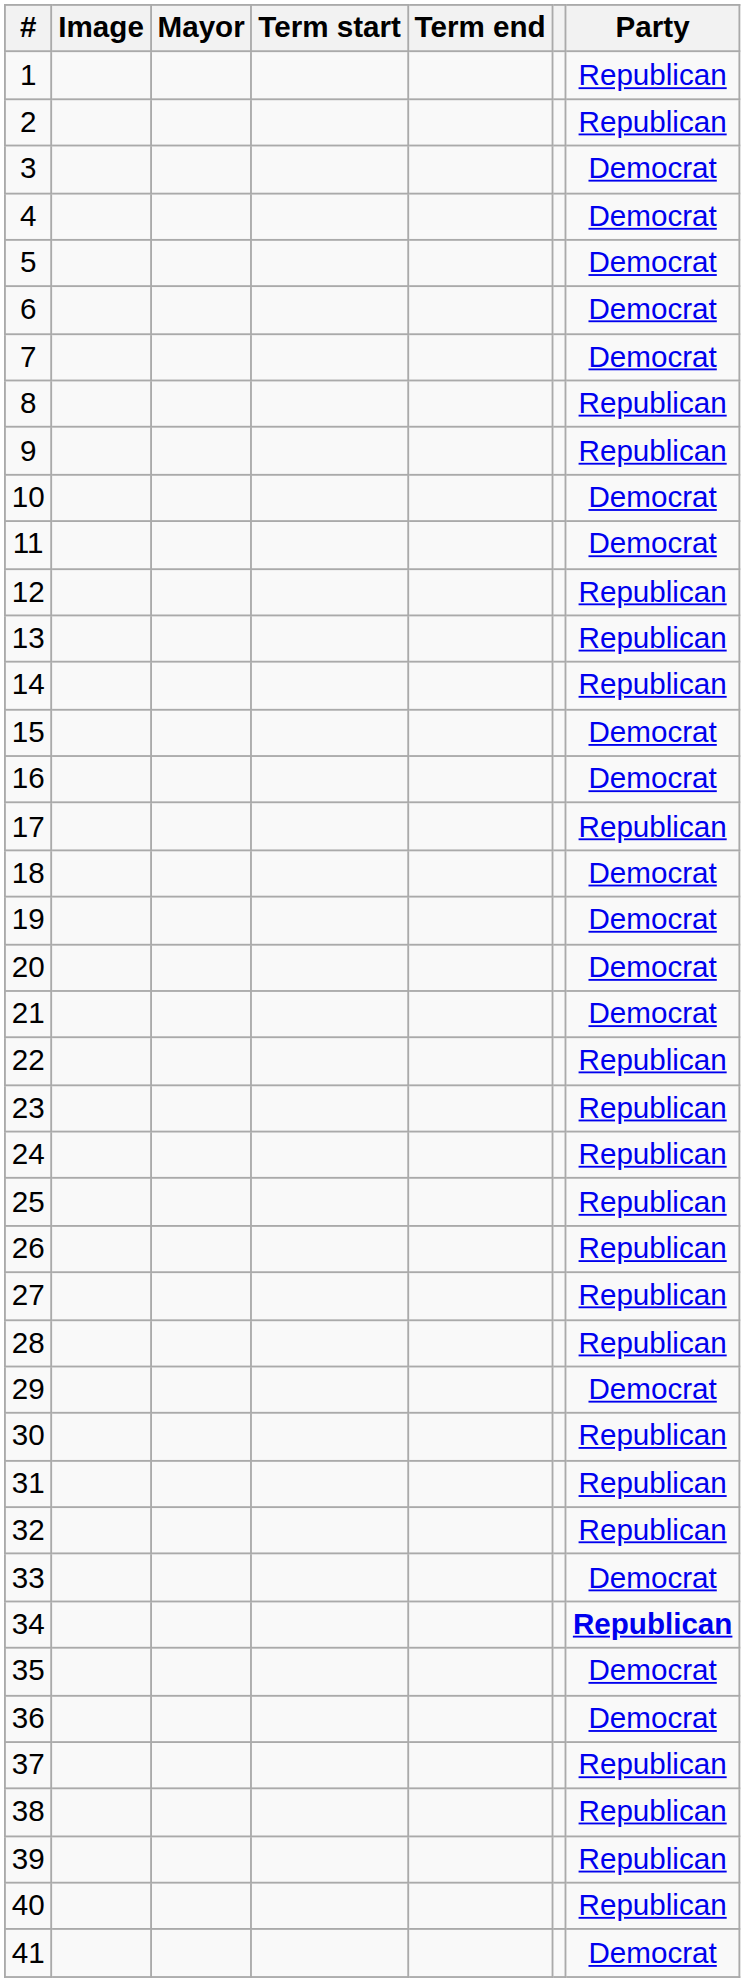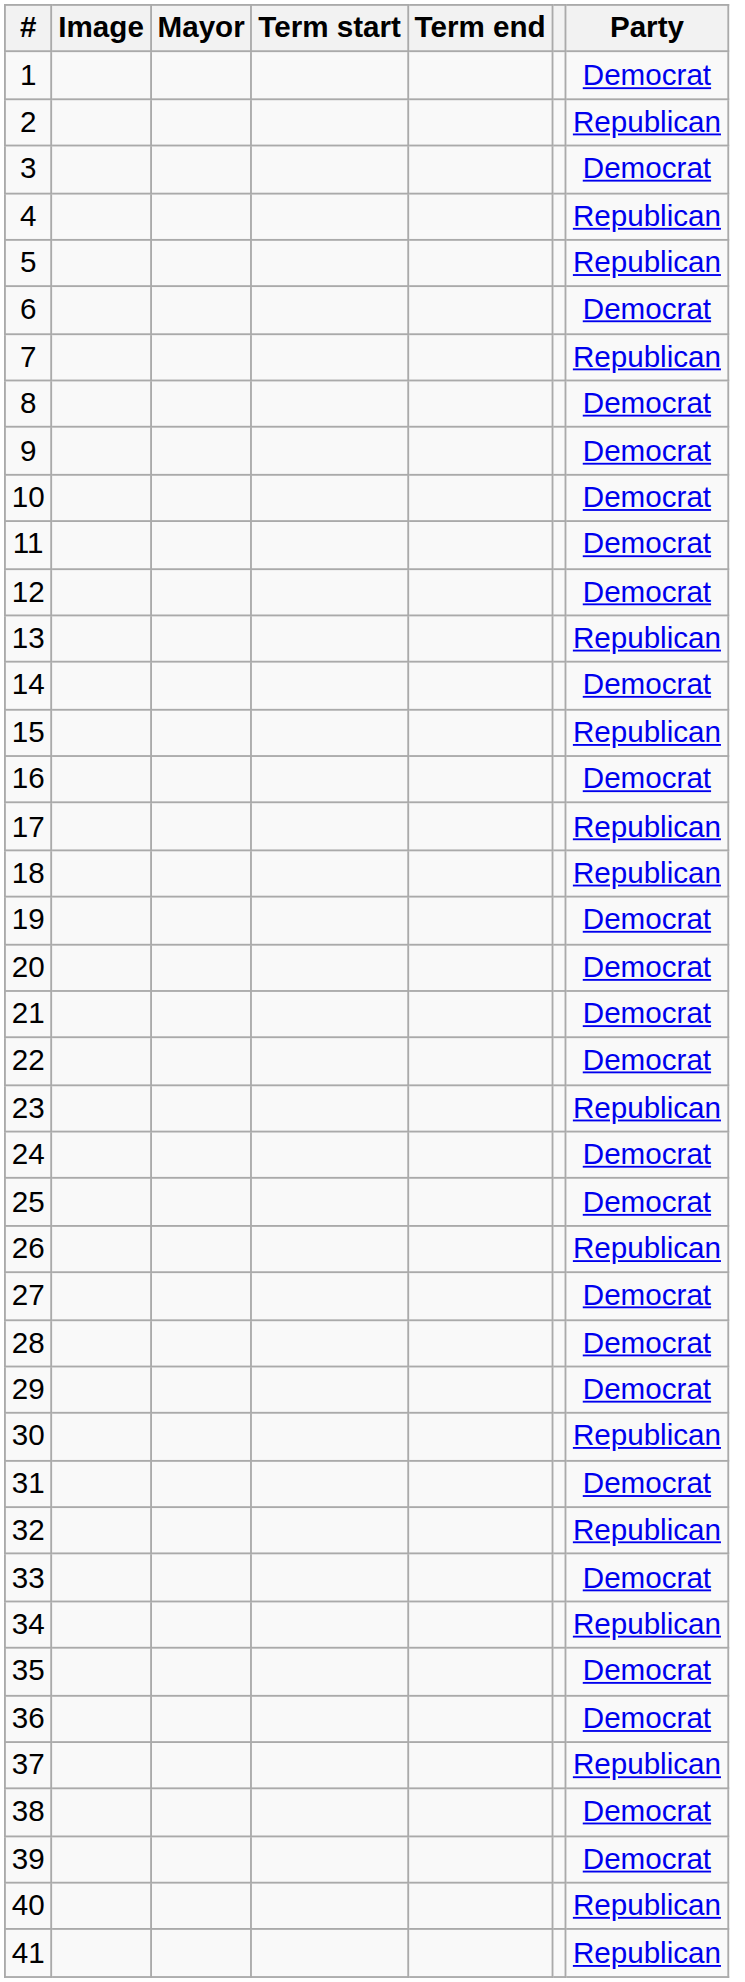(653, 74) Republican -> (647, 74) Democrat
(653, 215) Democrat -> (647, 215) Republican
(653, 262) Democrat -> (647, 262) Republican
(653, 356) Democrat -> (647, 356) Republican
(653, 403) Republican -> (647, 403) Democrat
(653, 450) Republican -> (647, 450) Democrat
(653, 591) Republican -> (647, 591) Democrat
(653, 685) Republican -> (647, 685) Democrat
(653, 732) Democrat -> (647, 732) Republican
(653, 872) Democrat -> (647, 872) Republican
(653, 1060) Republican -> (647, 1060) Democrat
(653, 1154) Republican -> (647, 1154) Democrat
(653, 1201) Republican -> (647, 1201) Democrat
(653, 1295) Republican -> (647, 1295) Democrat
(653, 1342) Republican -> (647, 1342) Democrat
(653, 1483) Republican -> (647, 1483) Democrat
(653, 1624) bold -> (647, 1624) normal
(653, 1811) Republican -> (647, 1811) Democrat
(653, 1858) Republican -> (647, 1858) Democrat
(653, 1952) Democrat -> (647, 1952) Republican
